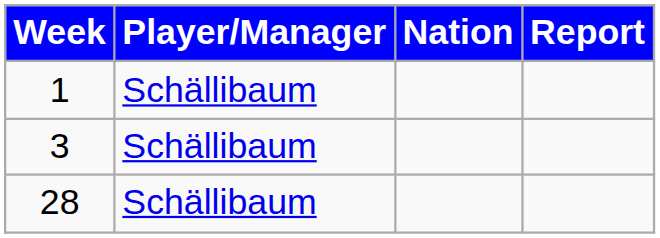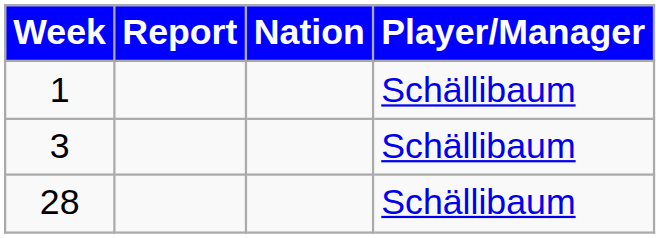columns swapped: (254, 32) <-> (588, 32)
